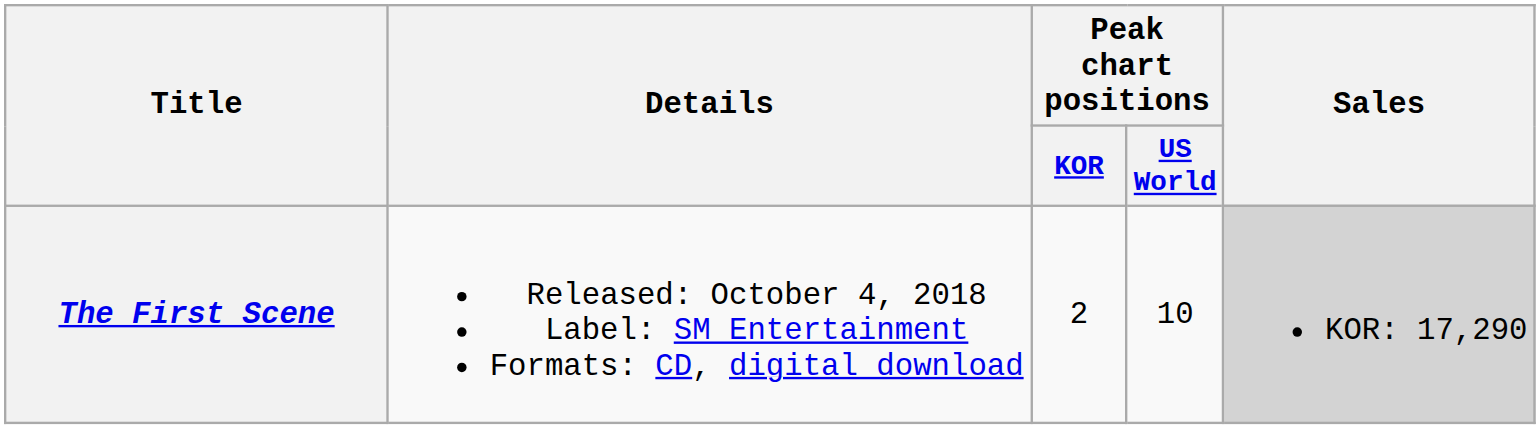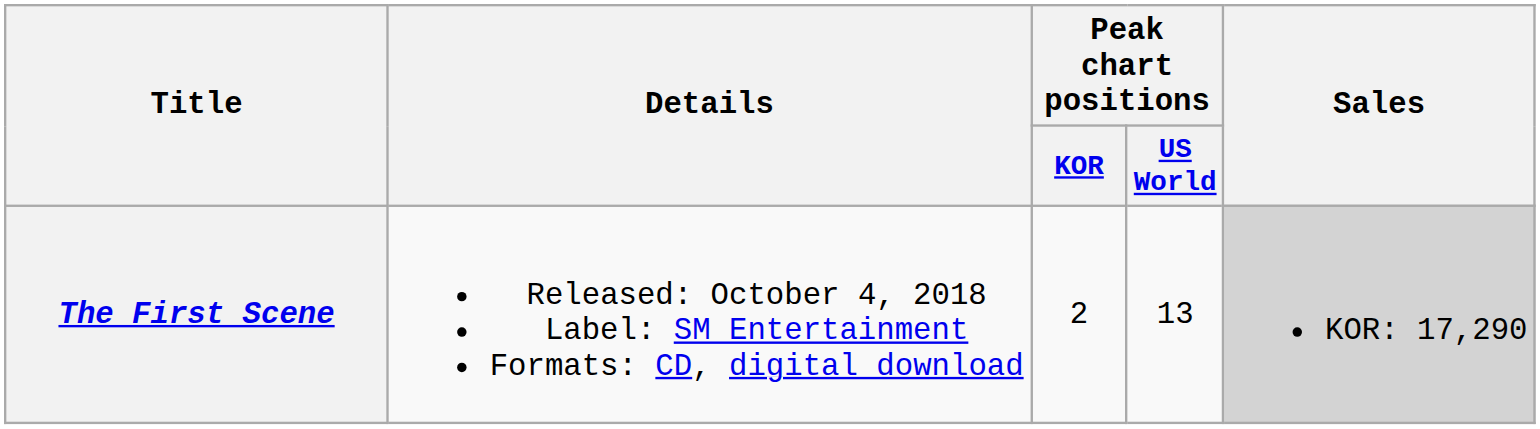(1175, 314) 10 -> (1175, 314) 13
